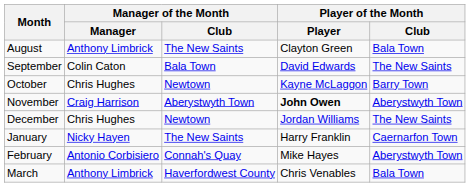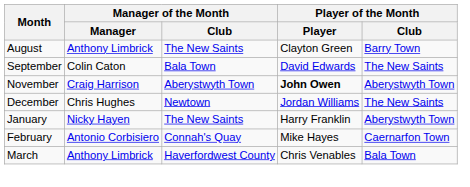(398, 48) Bala Town -> (392, 48) Barry Town
- row: (27, 84)
(415, 137) Caernarfon Town -> (409, 119) Aberystwyth Town
(418, 155) Aberystwyth Town -> (407, 137) Caernarfon Town
